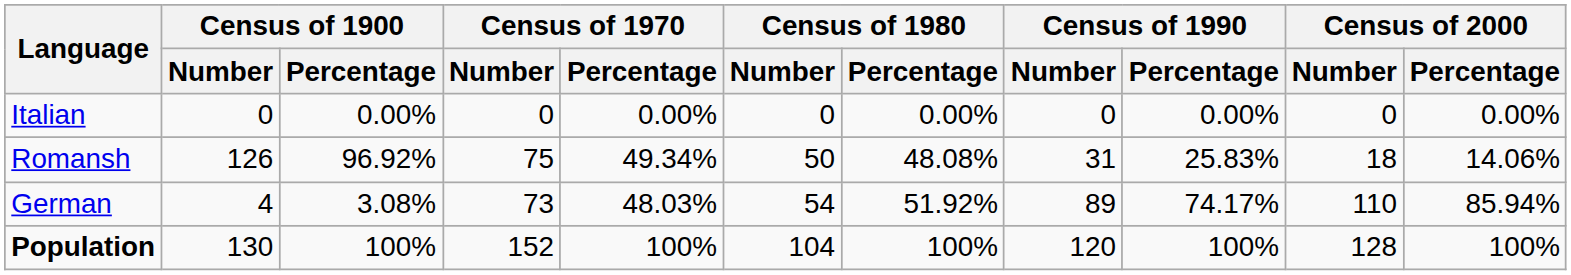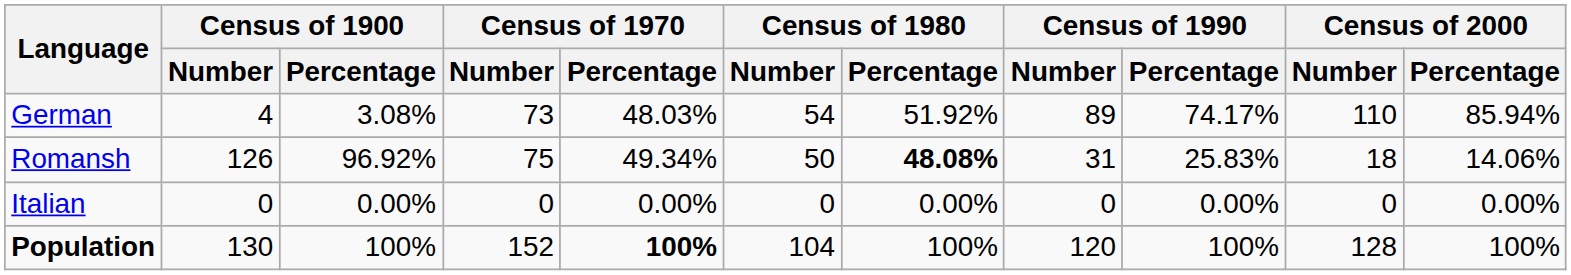rows swapped: (62, 203) <-> (48, 114)
(951, 159) normal -> (951, 159) bold
(681, 247) normal -> (681, 247) bold
